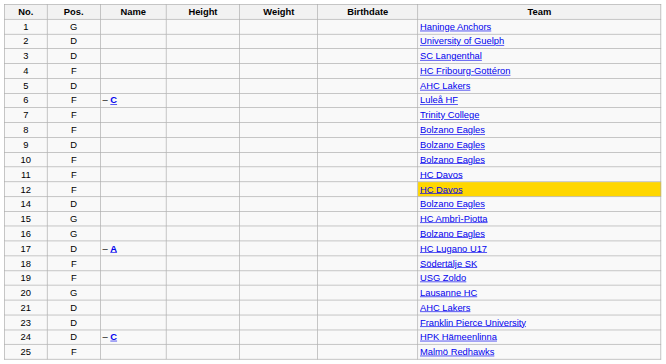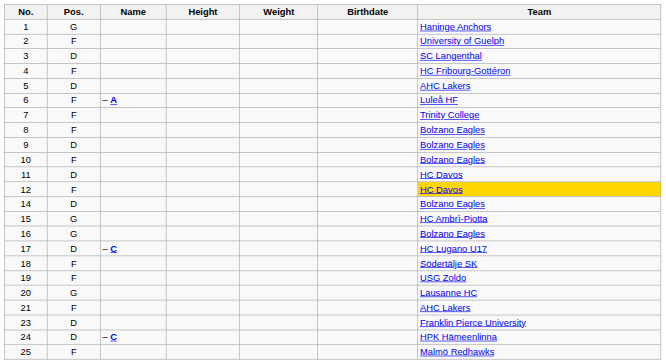(74, 42) D -> (74, 42) F
(110, 101) – C -> (110, 101) – A
(74, 175) F -> (74, 175) D
(110, 249) – A -> (110, 249) – C
(74, 308) D -> (74, 308) F
